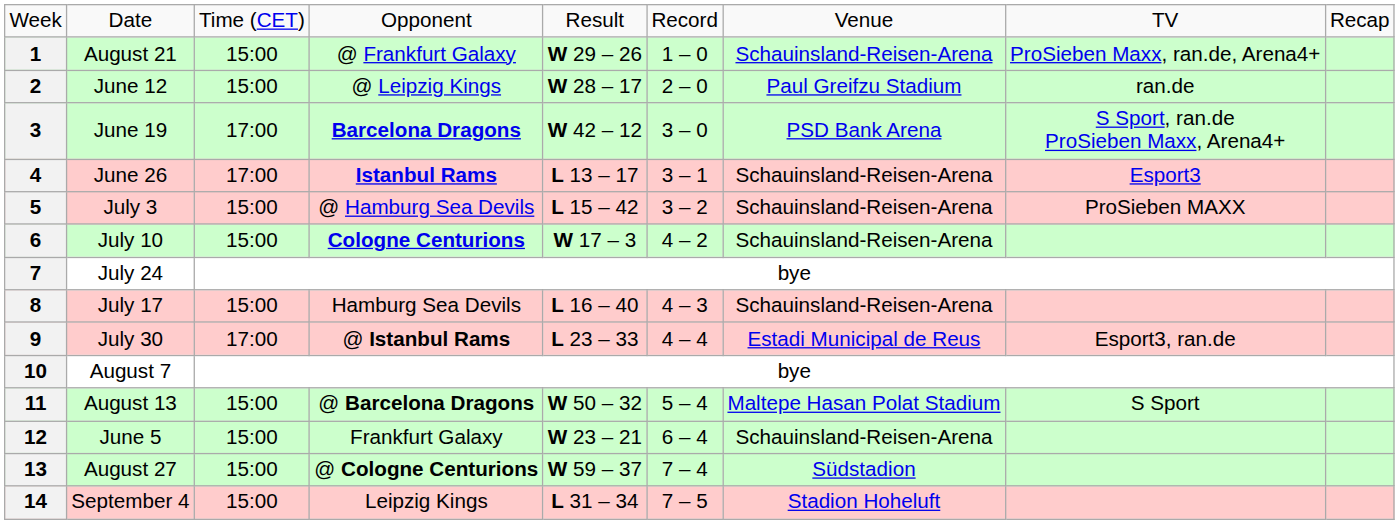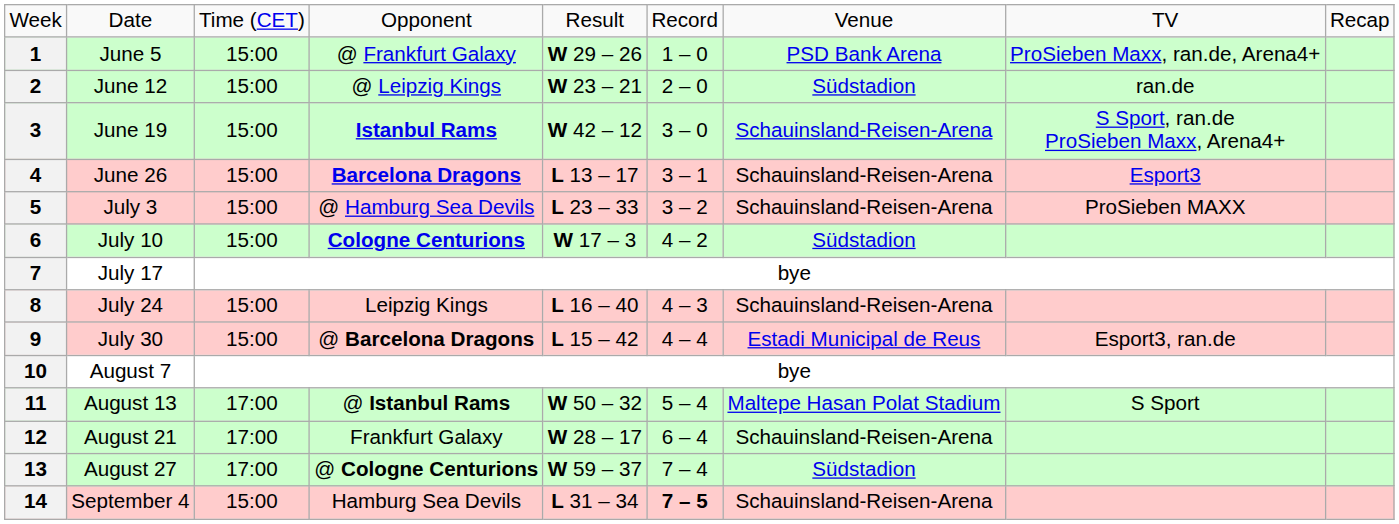(130, 53) August 21 -> (130, 53) June 5
(864, 53) Schauinsland-Reisen-Arena -> (864, 53) PSD Bank Arena
(595, 86) W 28 – 17 -> (595, 86) W 23 – 21
(864, 86) Paul Greifzu Stadium -> (864, 86) Südstadion
(252, 130) 17:00 -> (252, 130) 15:00
(426, 130) Barcelona Dragons -> (426, 130) Istanbul Rams
(864, 130) PSD Bank Arena -> (864, 130) Schauinsland-Reisen-Arena
(252, 175) 17:00 -> (252, 175) 15:00
(426, 175) Istanbul Rams -> (426, 175) Barcelona Dragons
(595, 207) L 15 – 42 -> (595, 207) L 23 – 33
(864, 240) Schauinsland-Reisen-Arena -> (864, 240) Südstadion
(130, 273) July 24 -> (130, 273) July 17
(130, 305) July 17 -> (130, 305) July 24
(426, 305) Hamburg Sea Devils -> (426, 305) Leipzig Kings
(252, 338) 17:00 -> (252, 338) 15:00
(426, 338) @ Istanbul Rams -> (426, 338) @ Barcelona Dragons
(595, 338) L 23 – 33 -> (595, 338) L 15 – 42
(252, 404) 15:00 -> (252, 404) 17:00
(426, 404) @ Barcelona Dragons -> (426, 404) @ Istanbul Rams
(130, 436) June 5 -> (130, 436) August 21
(252, 436) 15:00 -> (252, 436) 17:00
(595, 436) W 23 – 21 -> (595, 436) W 28 – 17
(252, 469) 15:00 -> (252, 469) 17:00
(426, 502) Leipzig Kings -> (426, 502) Hamburg Sea Devils
(685, 502) normal -> (685, 502) bold
(864, 502) Stadion Hoheluft -> (864, 502) Schauinsland-Reisen-Arena
